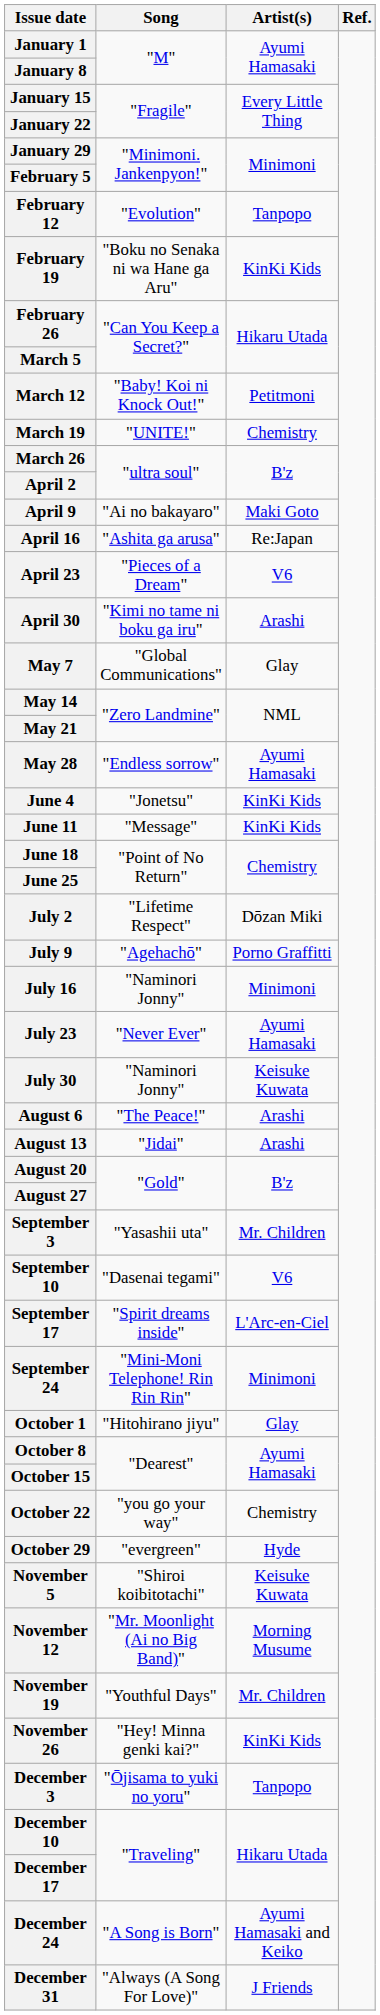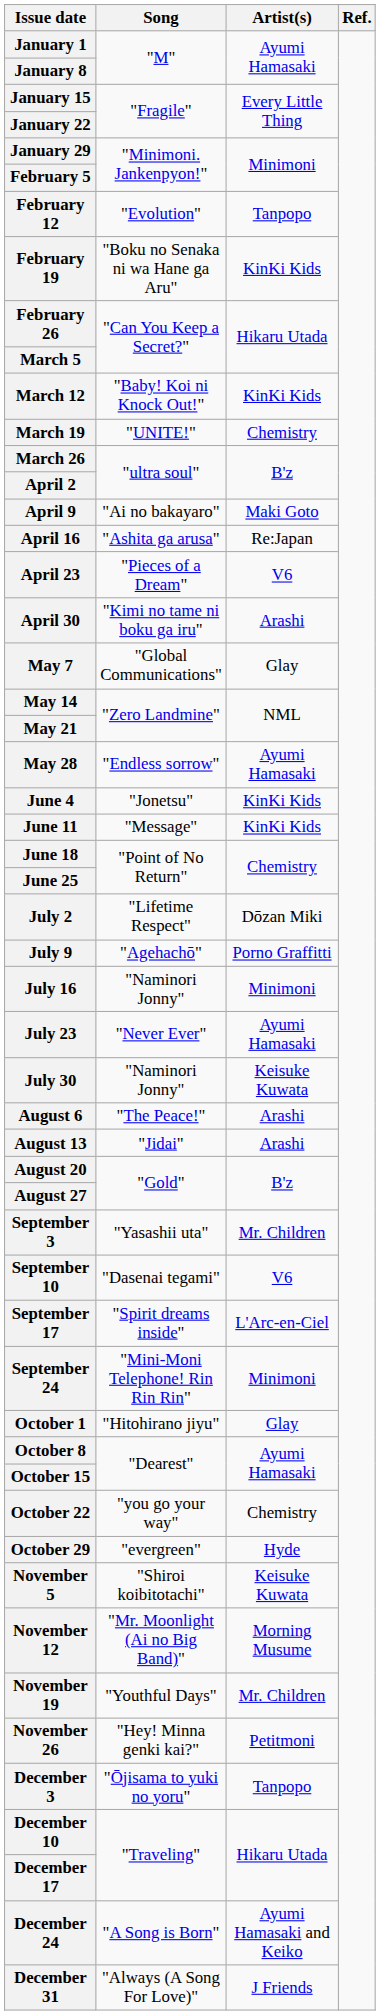(282, 395) Petitmoni -> (282, 395) KinKi Kids
(282, 1740) KinKi Kids -> (282, 1740) Petitmoni
